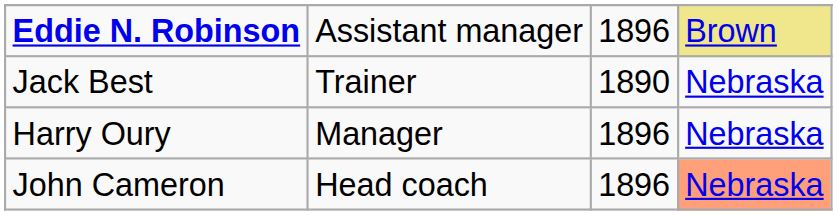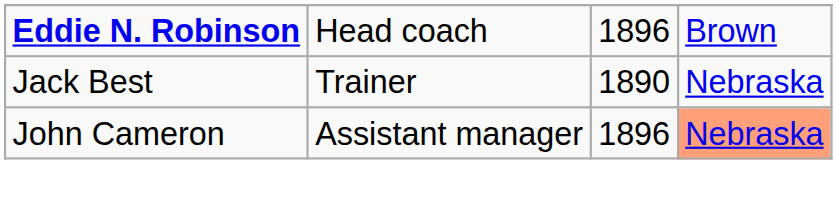(449, 31) Assistant manager -> (402, 31) Head coach
(731, 31) khaki background -> (731, 31) no background
- row: (92, 133)
(402, 185) Head coach -> (449, 133) Assistant manager
